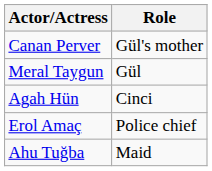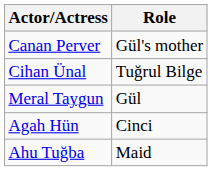+ row: (47, 71)
- row: (45, 125)
